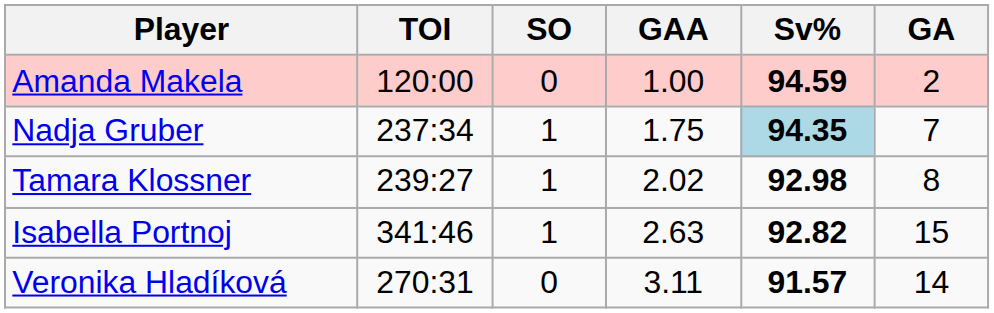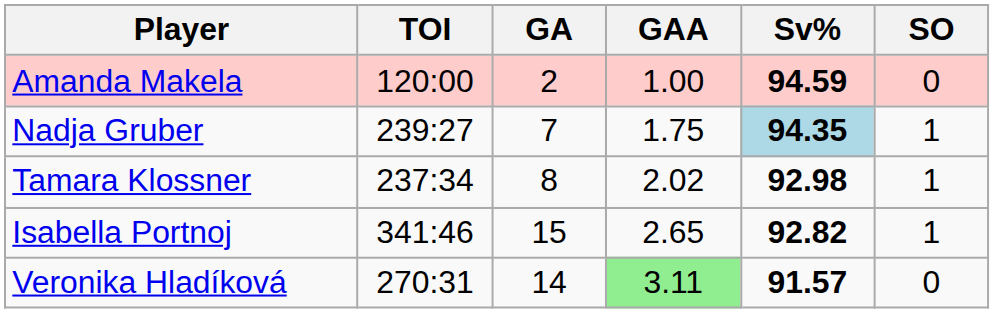columns swapped: (931, 29) <-> (549, 29)
(425, 130) 237:34 -> (425, 130) 239:27
(425, 181) 239:27 -> (425, 181) 237:34
(673, 231) 2.63 -> (673, 231) 2.65
(673, 282) no background -> (673, 282) lightgreen background
